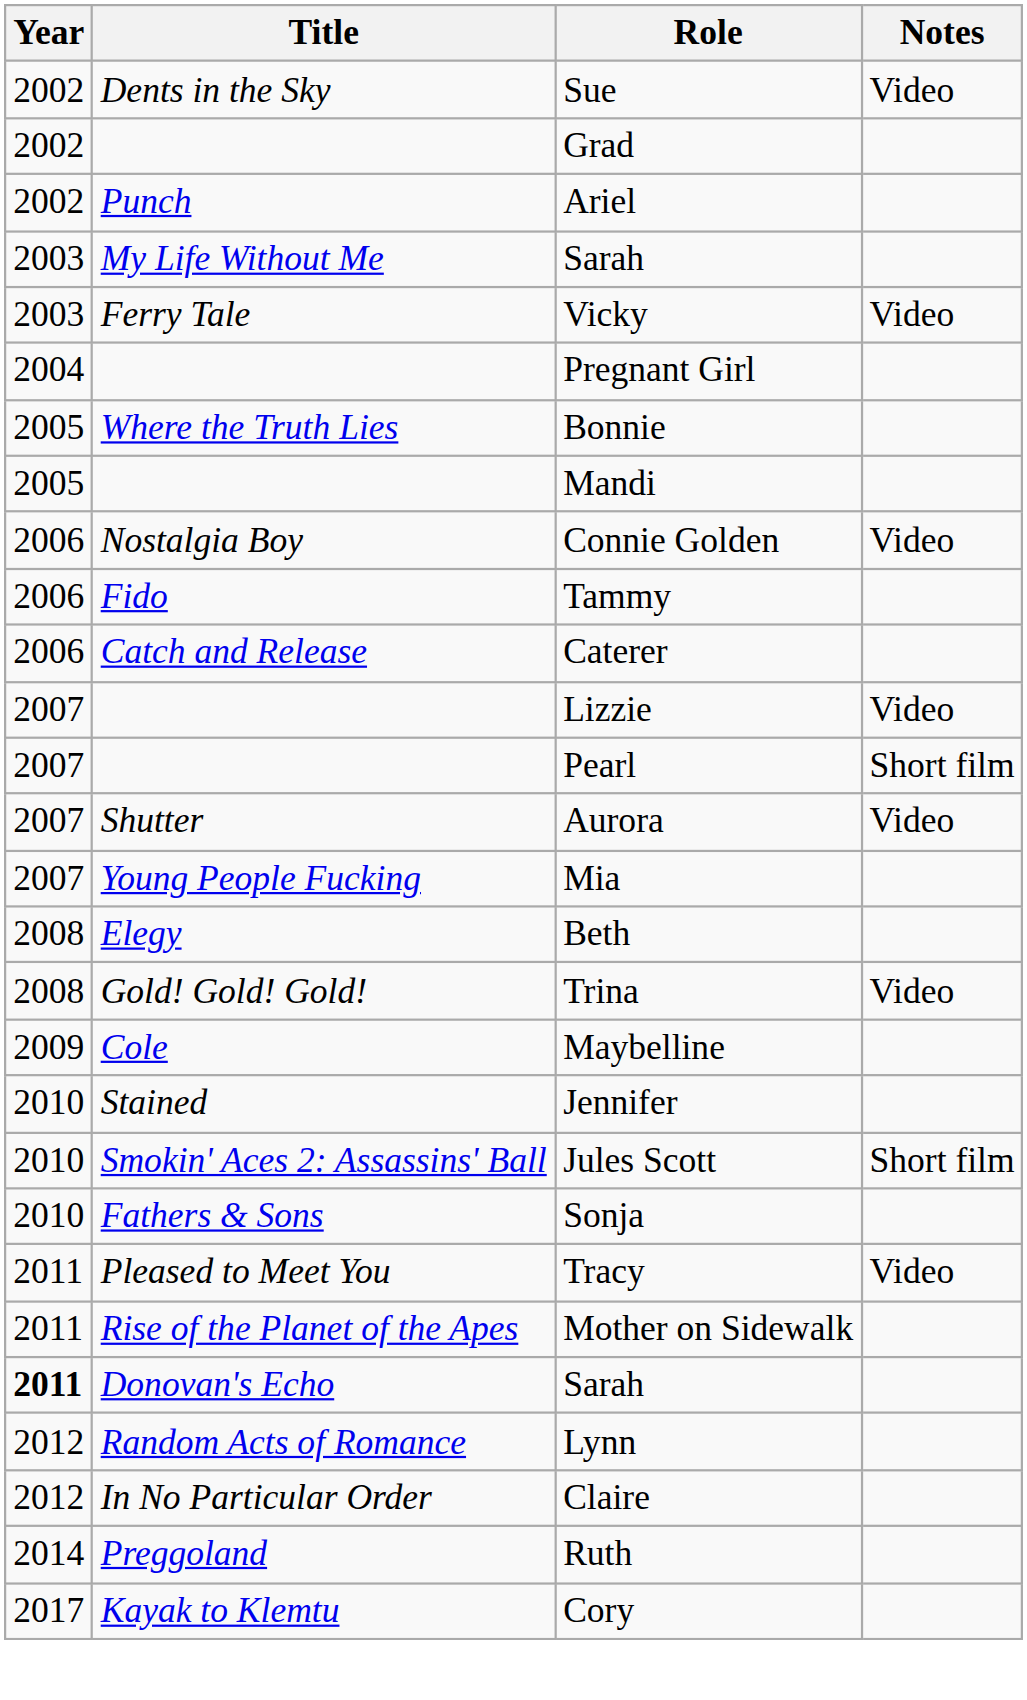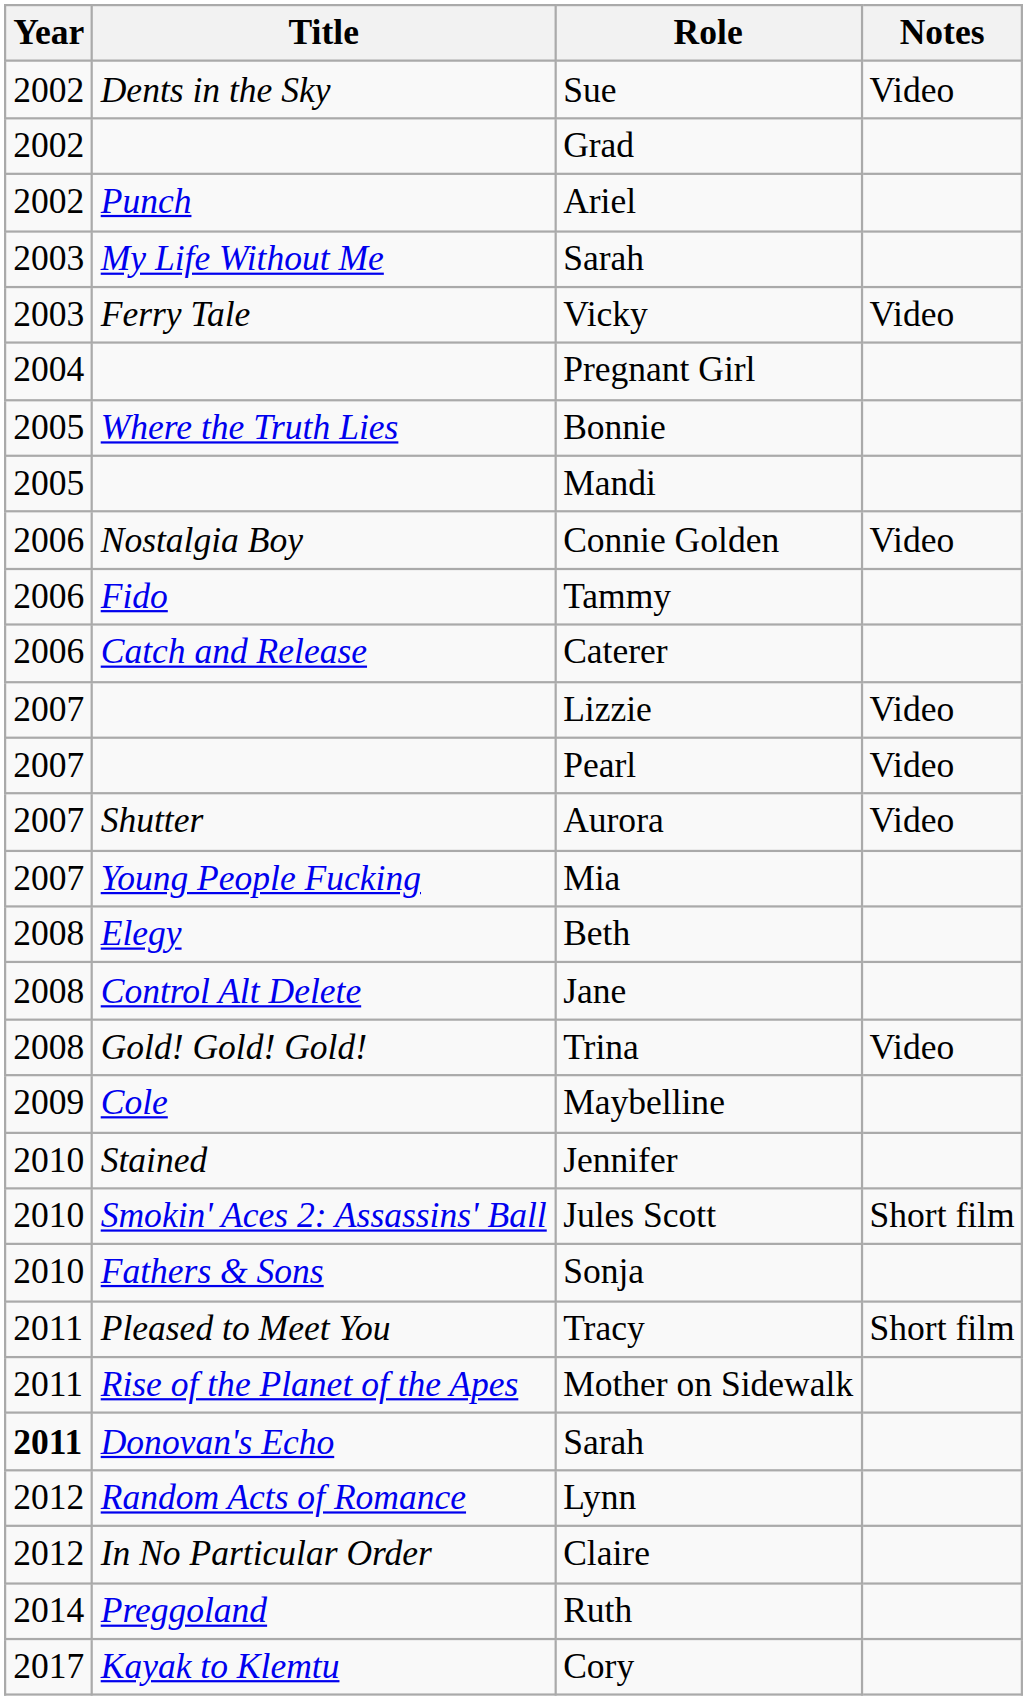(942, 764) Short film -> (912, 764) Video
+ row: (231, 990)
(912, 1271) Video -> (942, 1328) Short film
